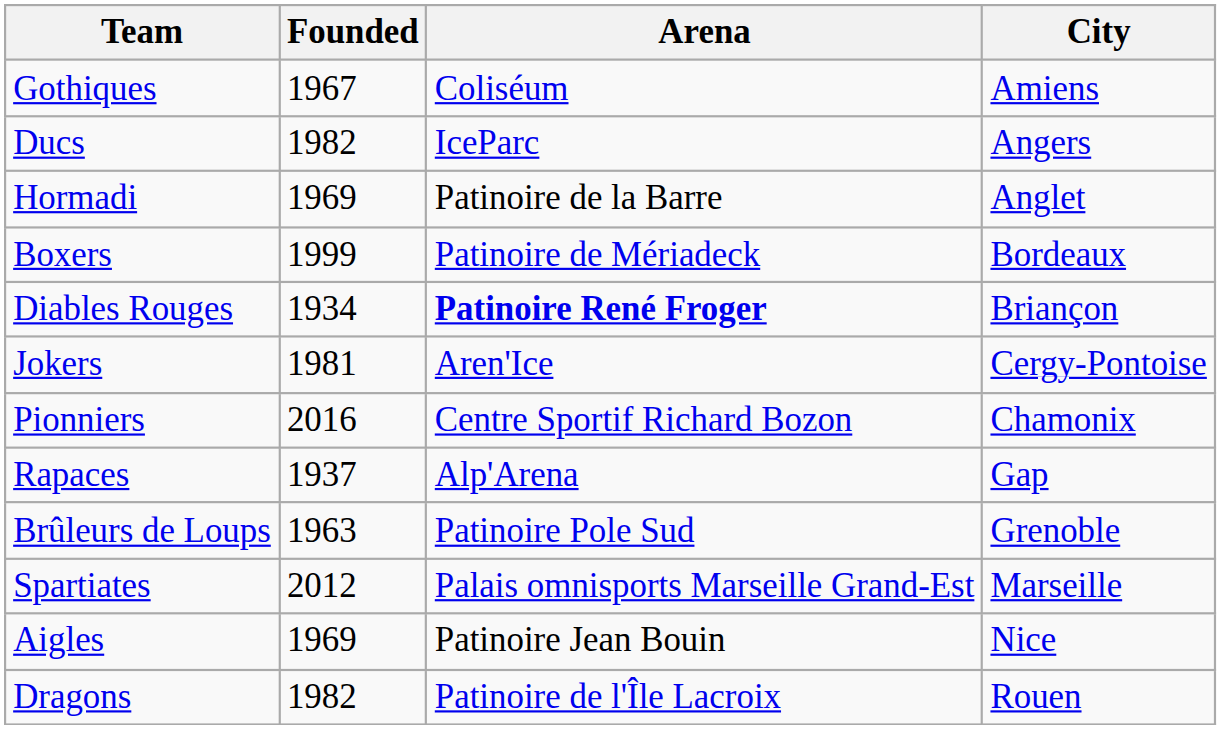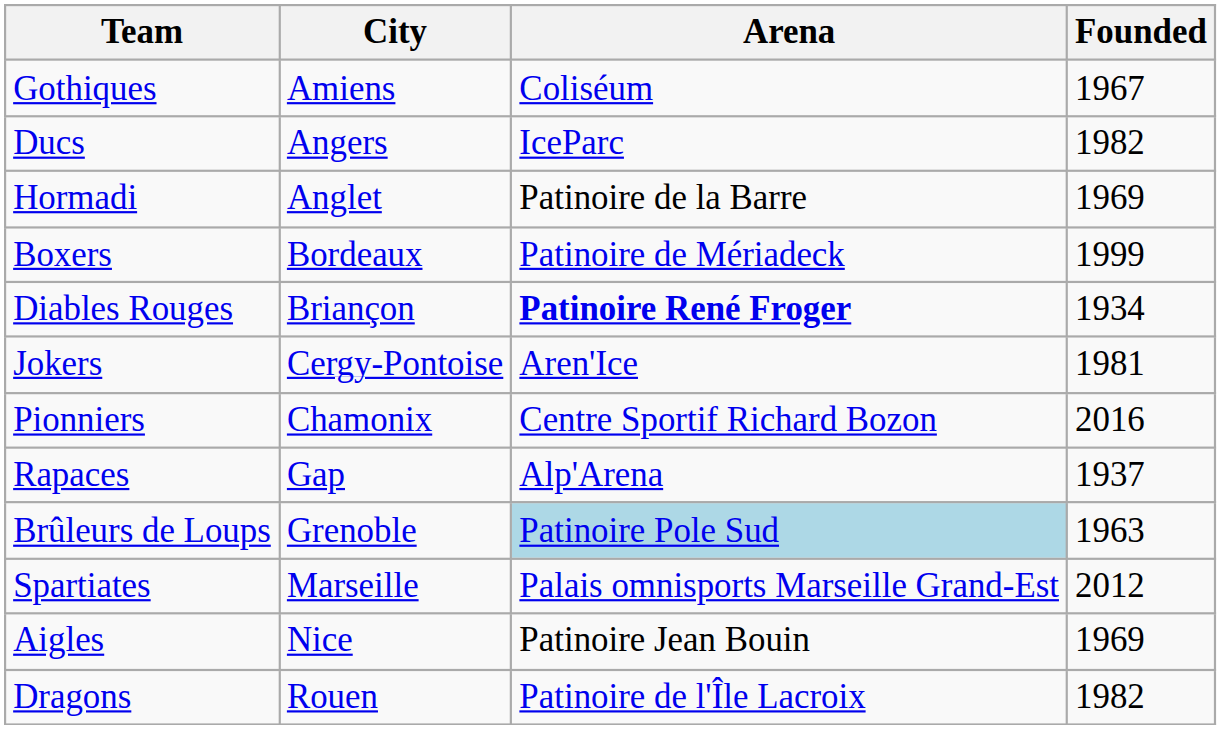columns swapped: (1099, 32) <-> (353, 32)
(565, 530) no background -> (649, 530) lightblue background
